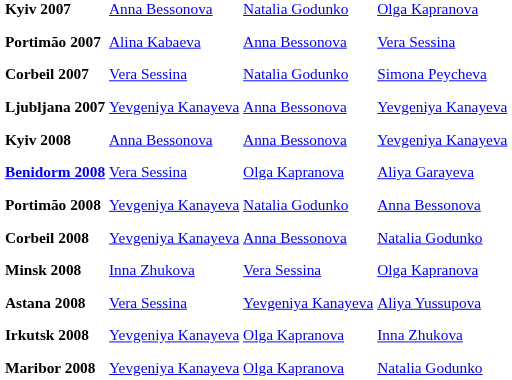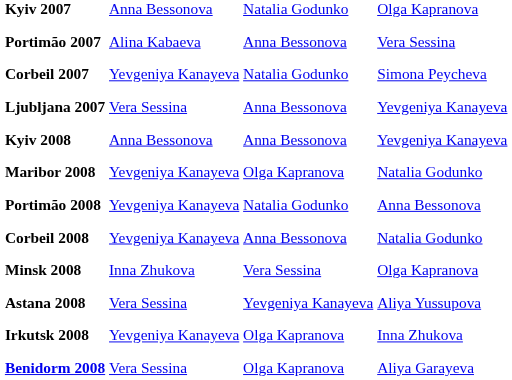(148, 74) Vera Sessina -> (174, 74) Yevgeniya Kanayeva
(174, 107) Yevgeniya Kanayeva -> (148, 107) Vera Sessina
rows swapped: (50, 368) <-> (55, 172)
